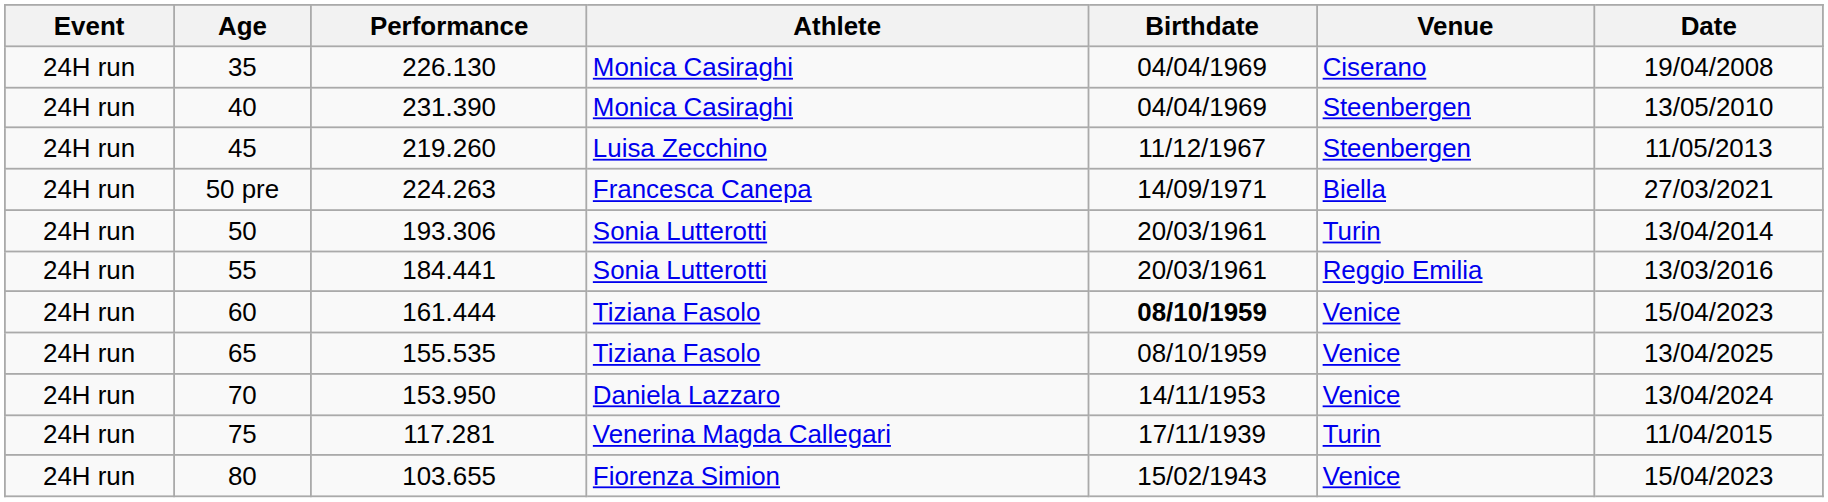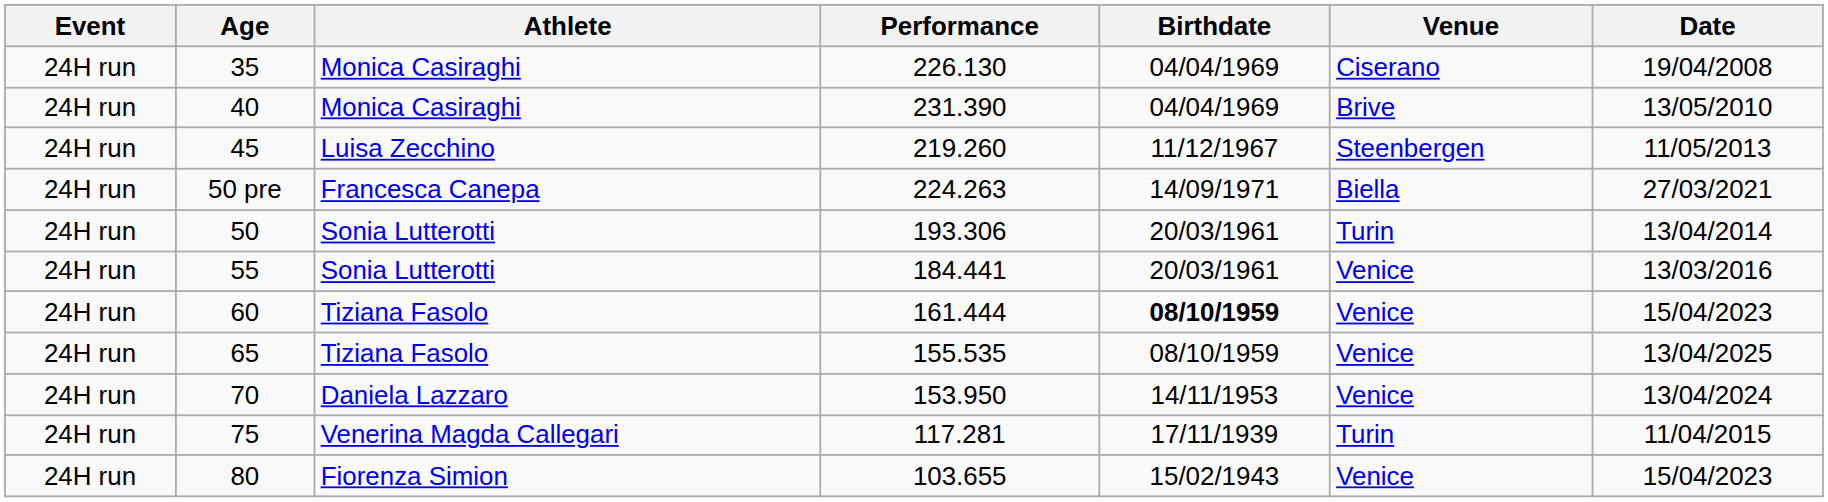columns swapped: (449, 26) <-> (837, 26)
(1397, 108) Steenbergen -> (1366, 108) Brive
(1403, 271) Reggio Emilia -> (1375, 271) Venice
